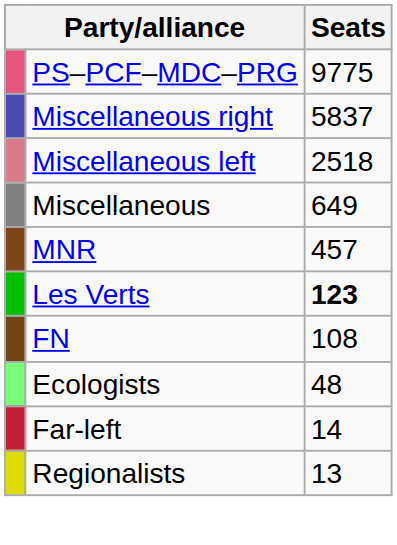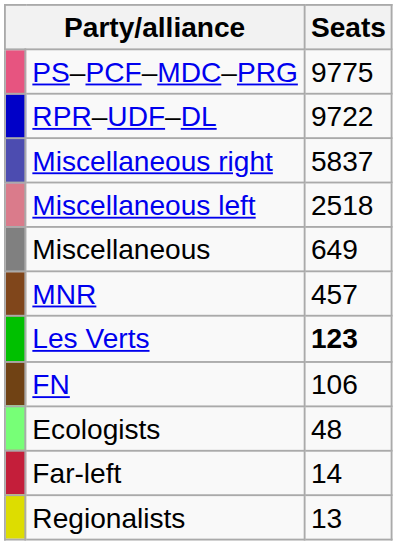+ row: (125, 116)
(334, 339) 108 -> (334, 383) 106
